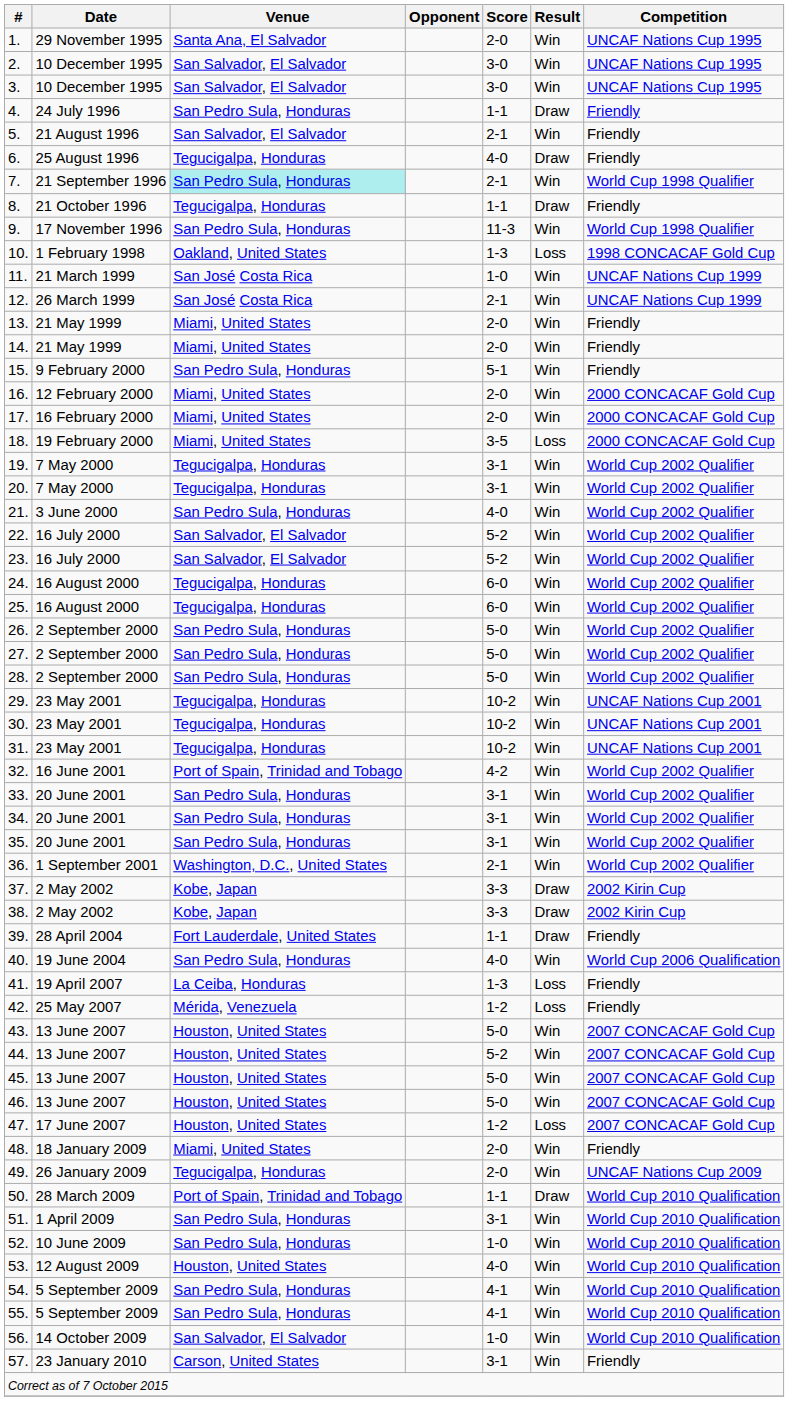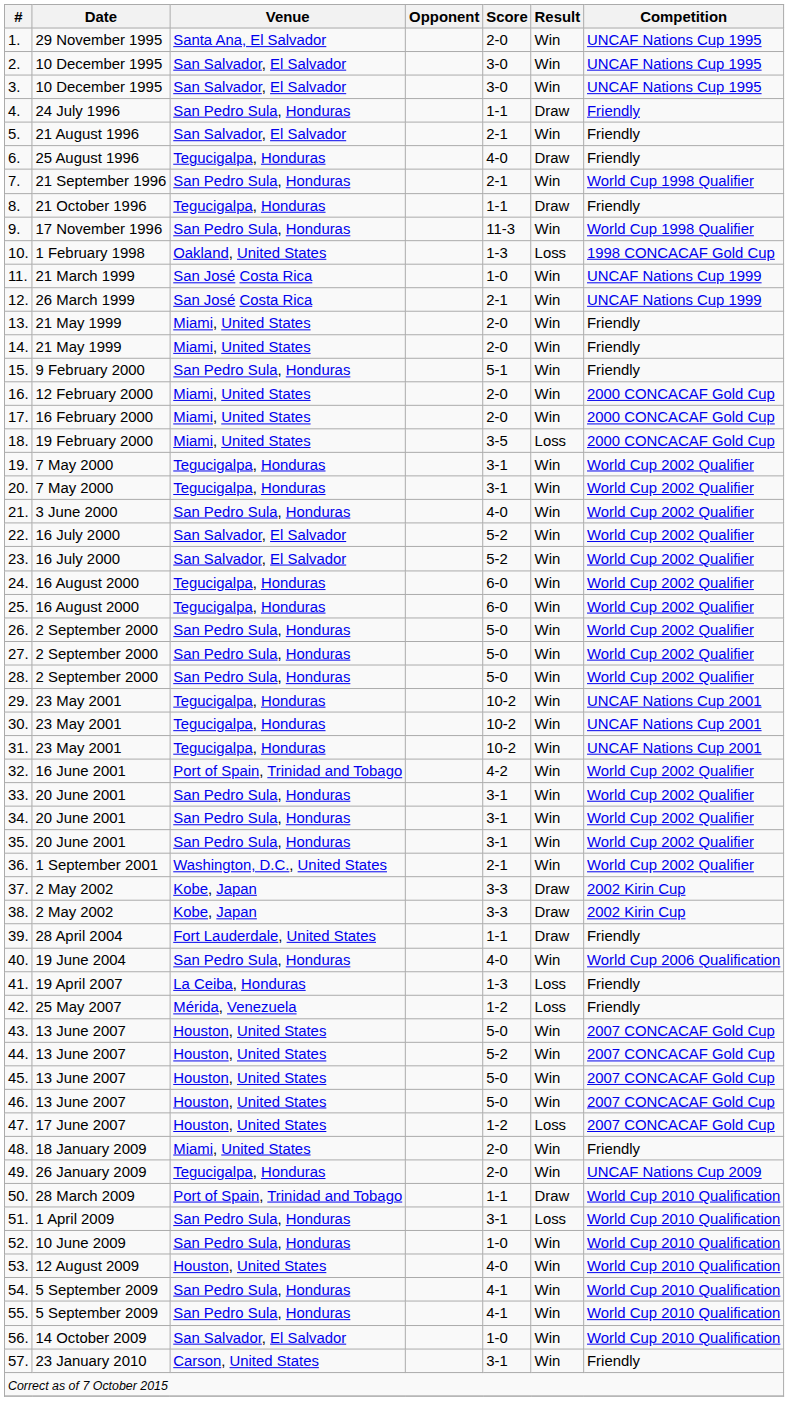(262, 182) paleturquoise background -> (262, 182) no background
(547, 1219) Win -> (550, 1219) Loss
